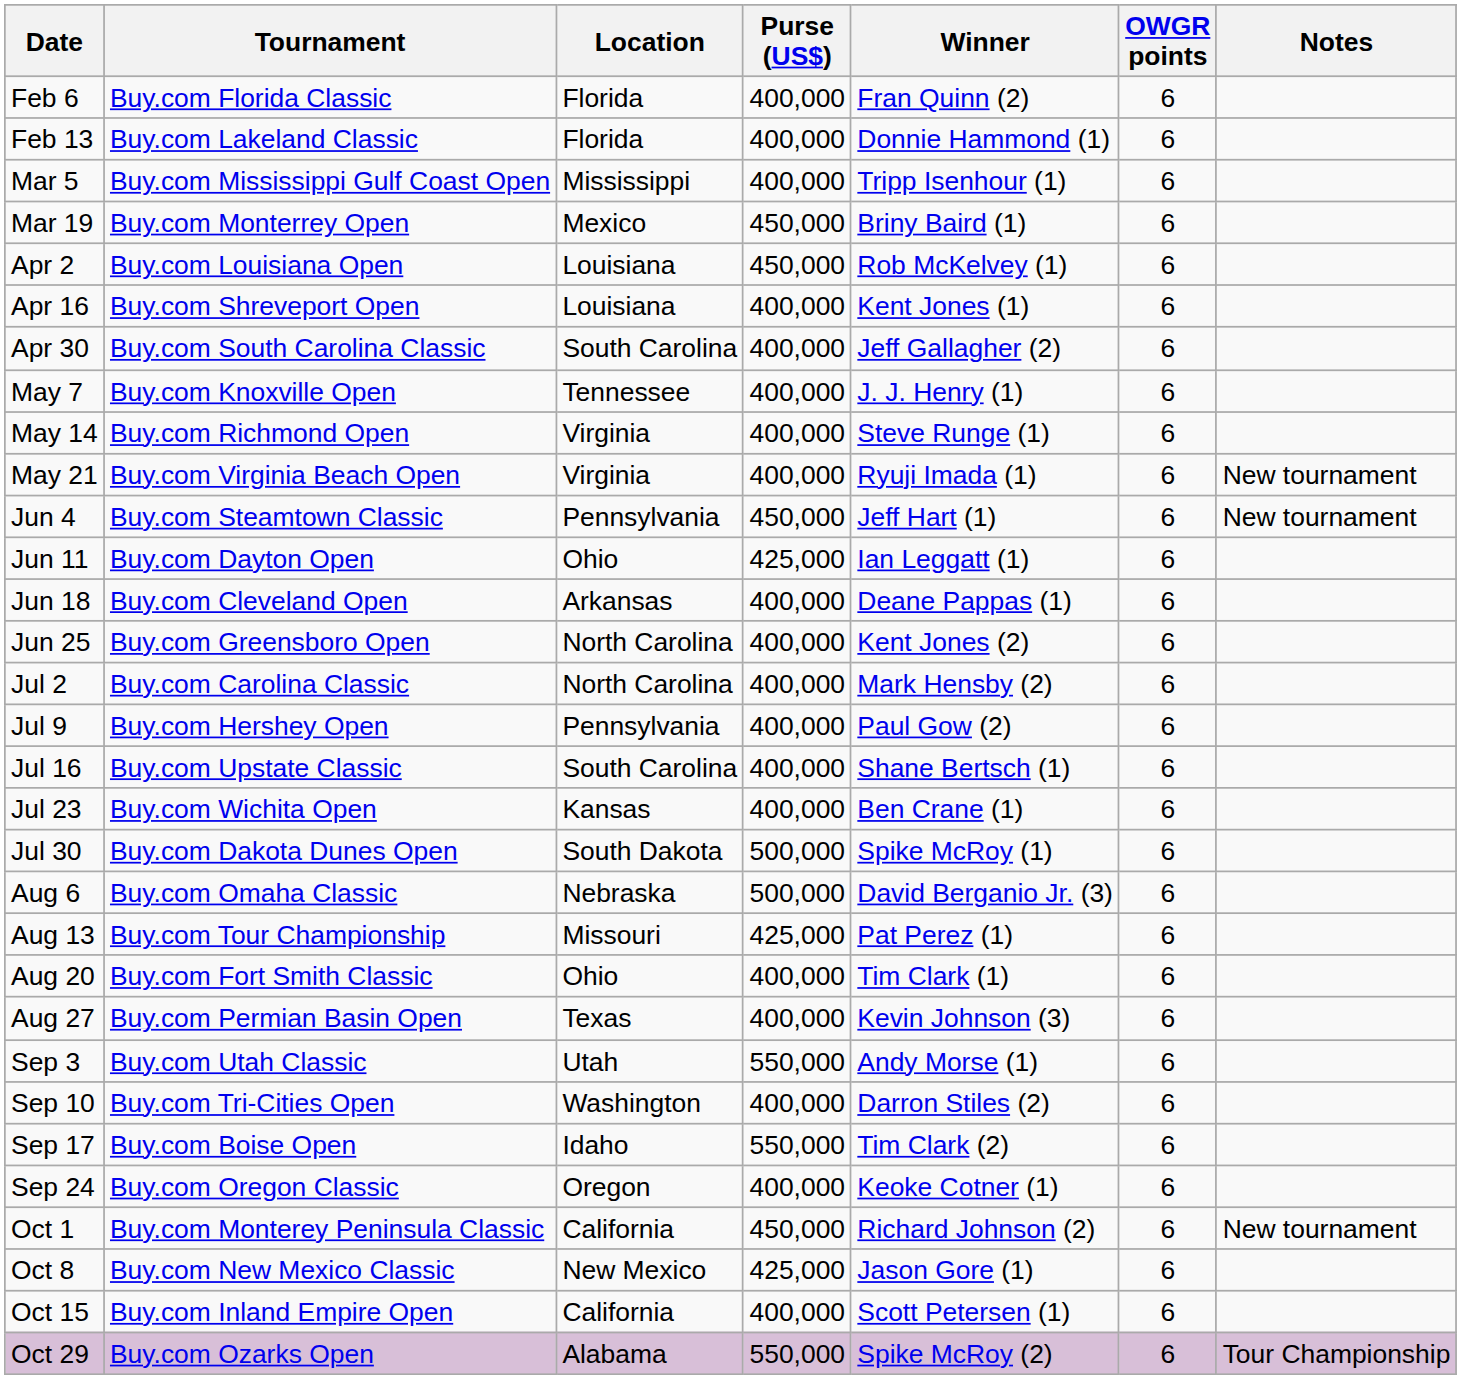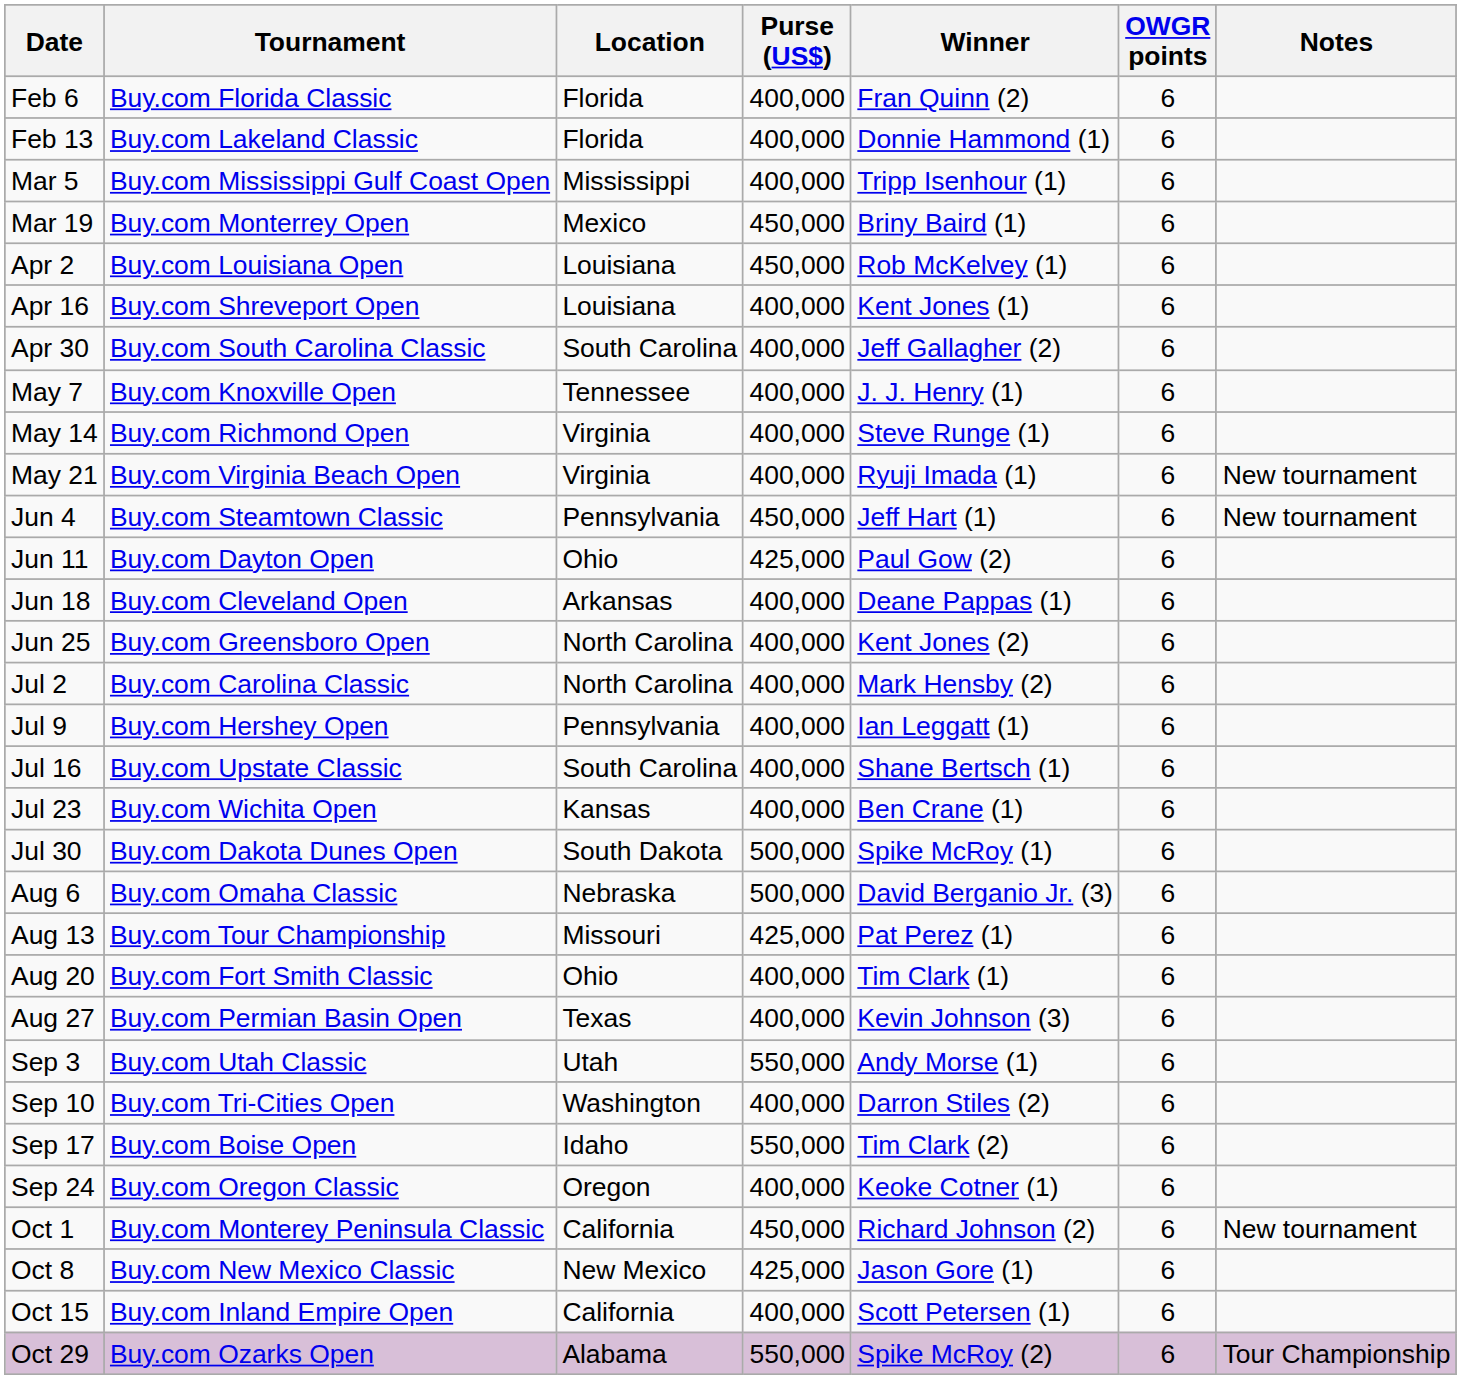(943, 558) Ian Leggatt (1) -> (934, 558) Paul Gow (2)
(934, 725) Paul Gow (2) -> (943, 725) Ian Leggatt (1)
